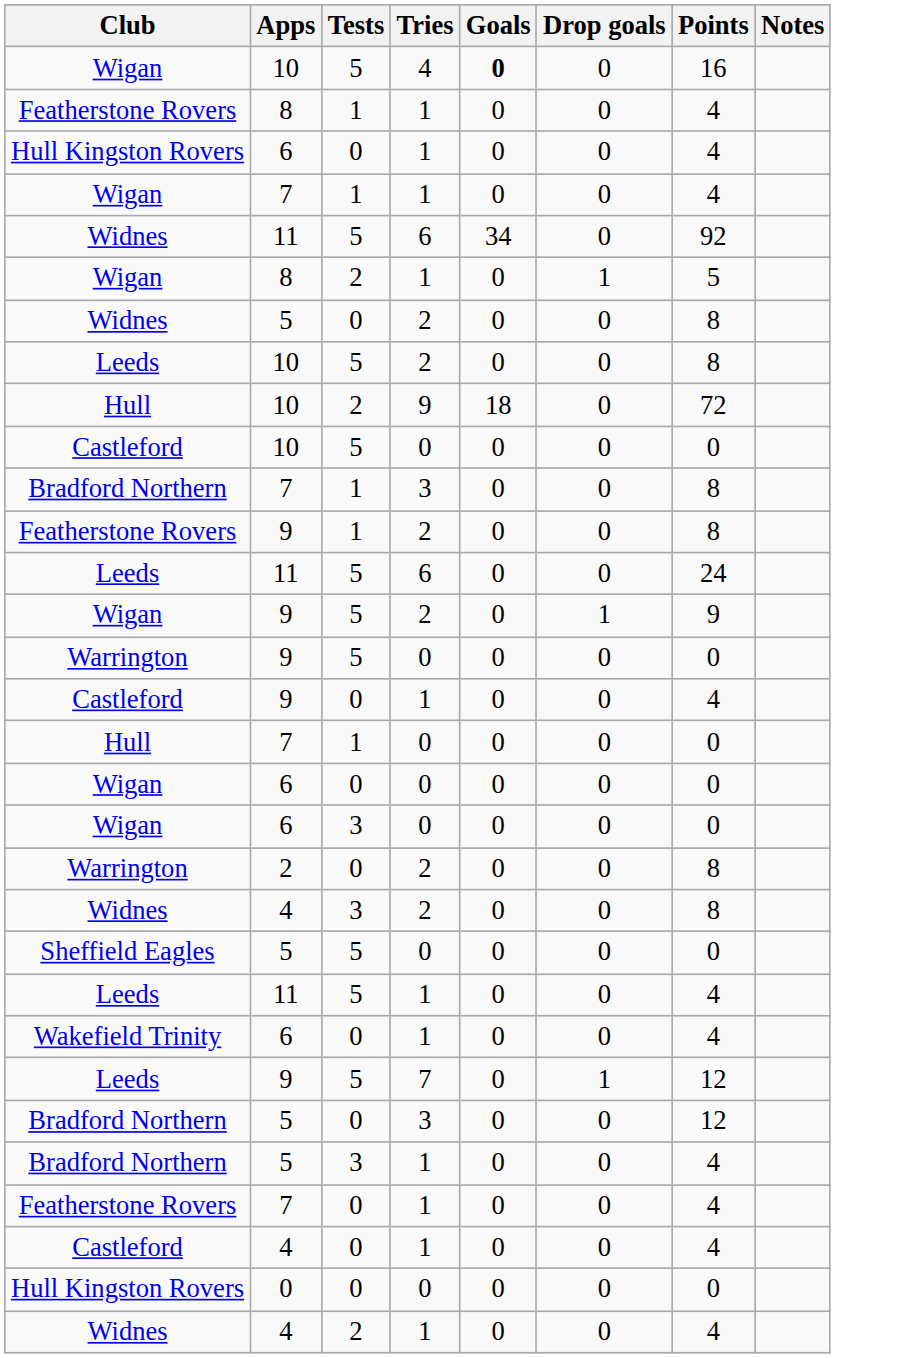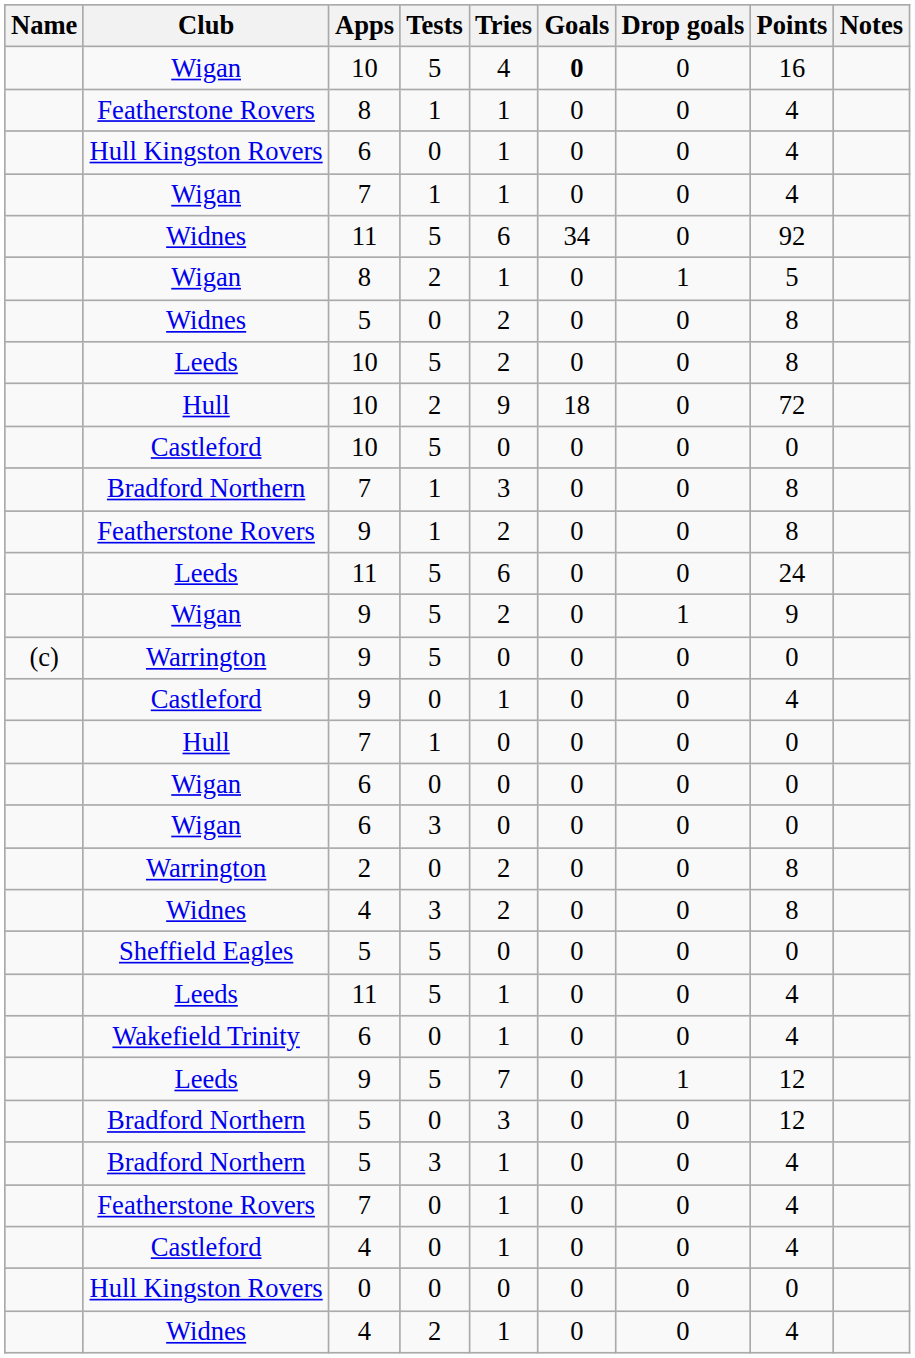+ column: (44, 25)
